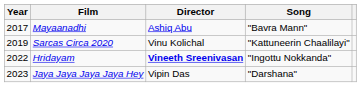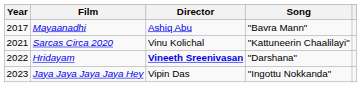(17, 43) 2019 -> (17, 43) 2021
(289, 58) "Ingottu Nokkanda" -> (272, 58) "Darshana"
(272, 74) "Darshana" -> (289, 74) "Ingottu Nokkanda"
